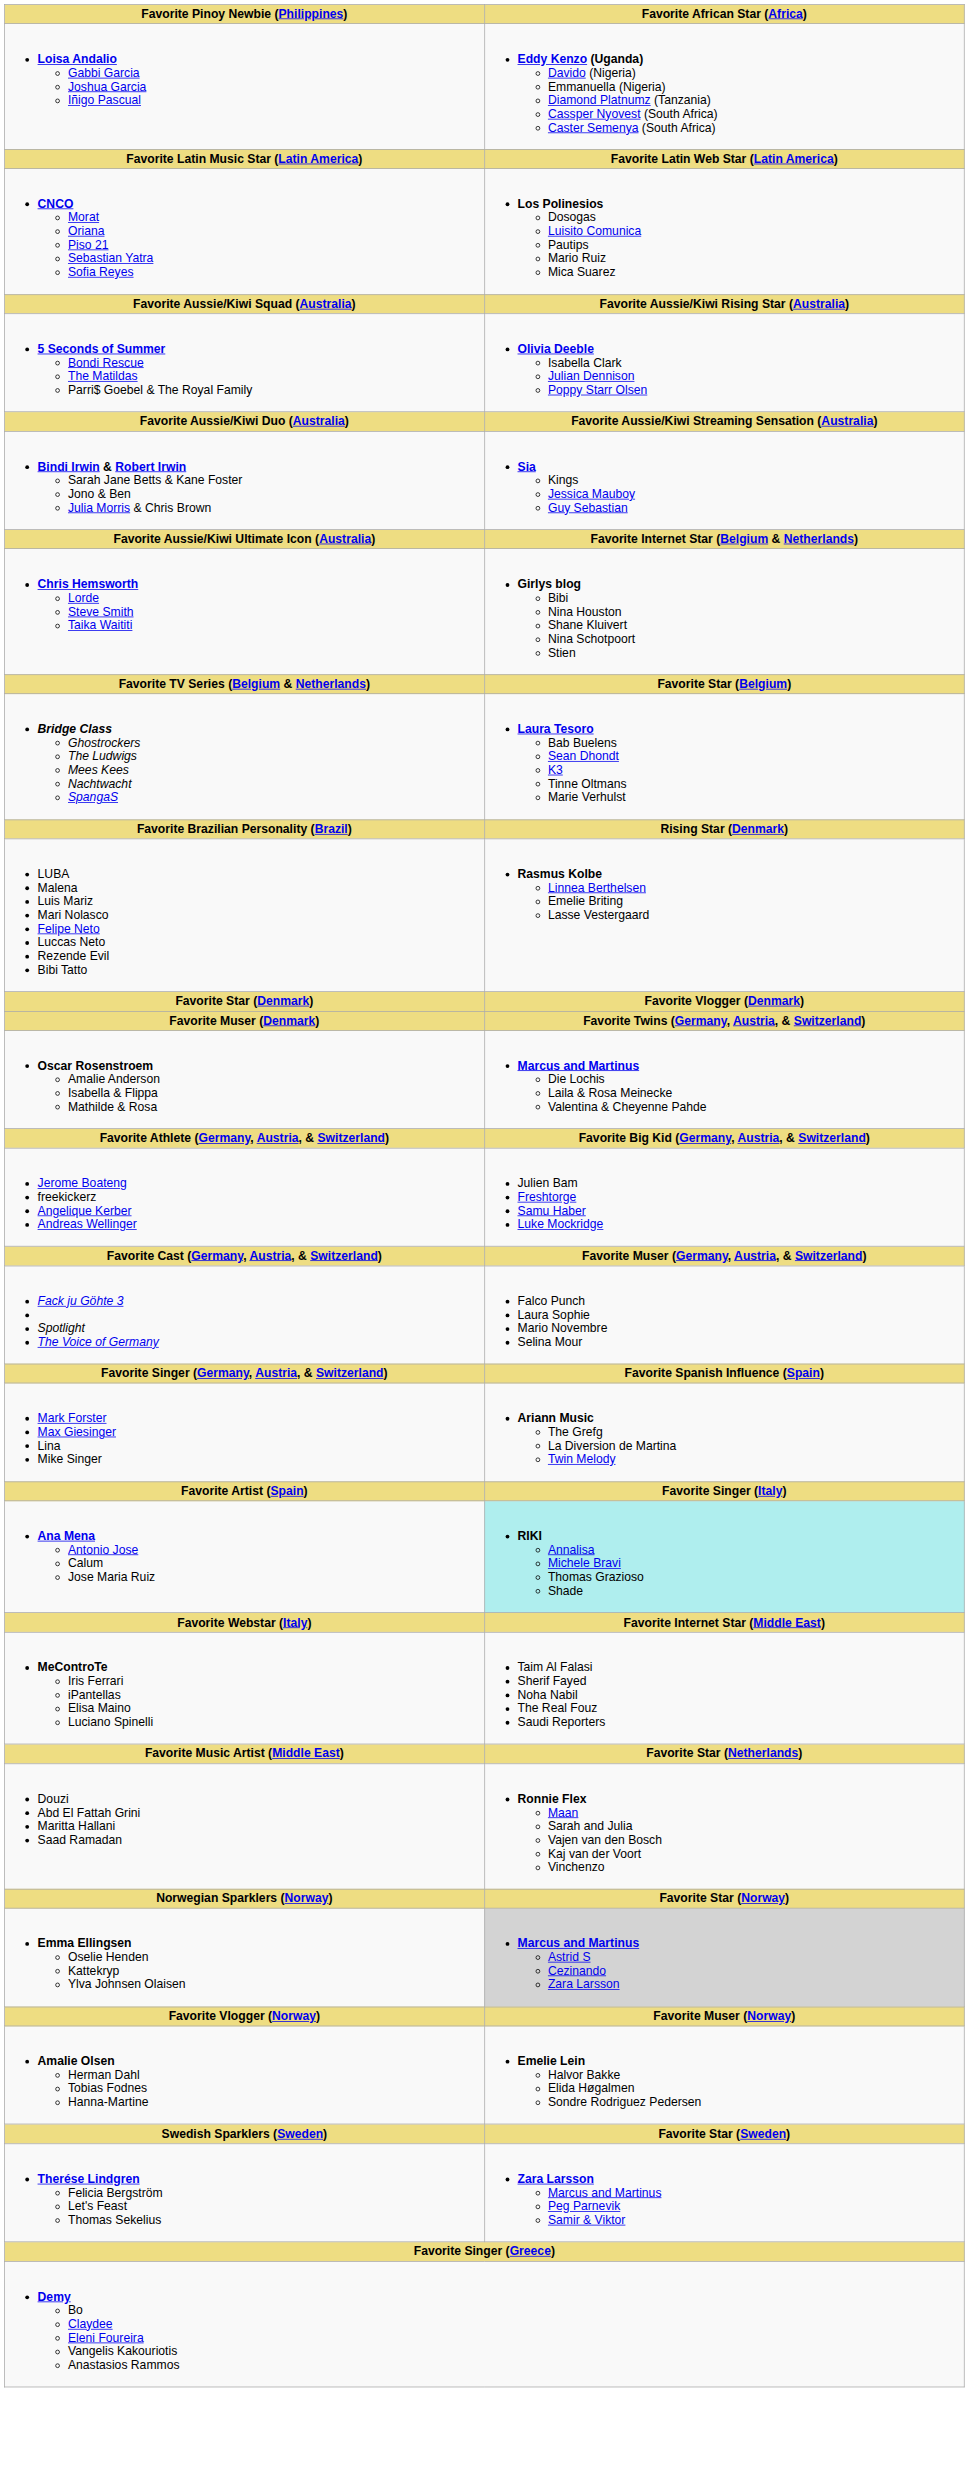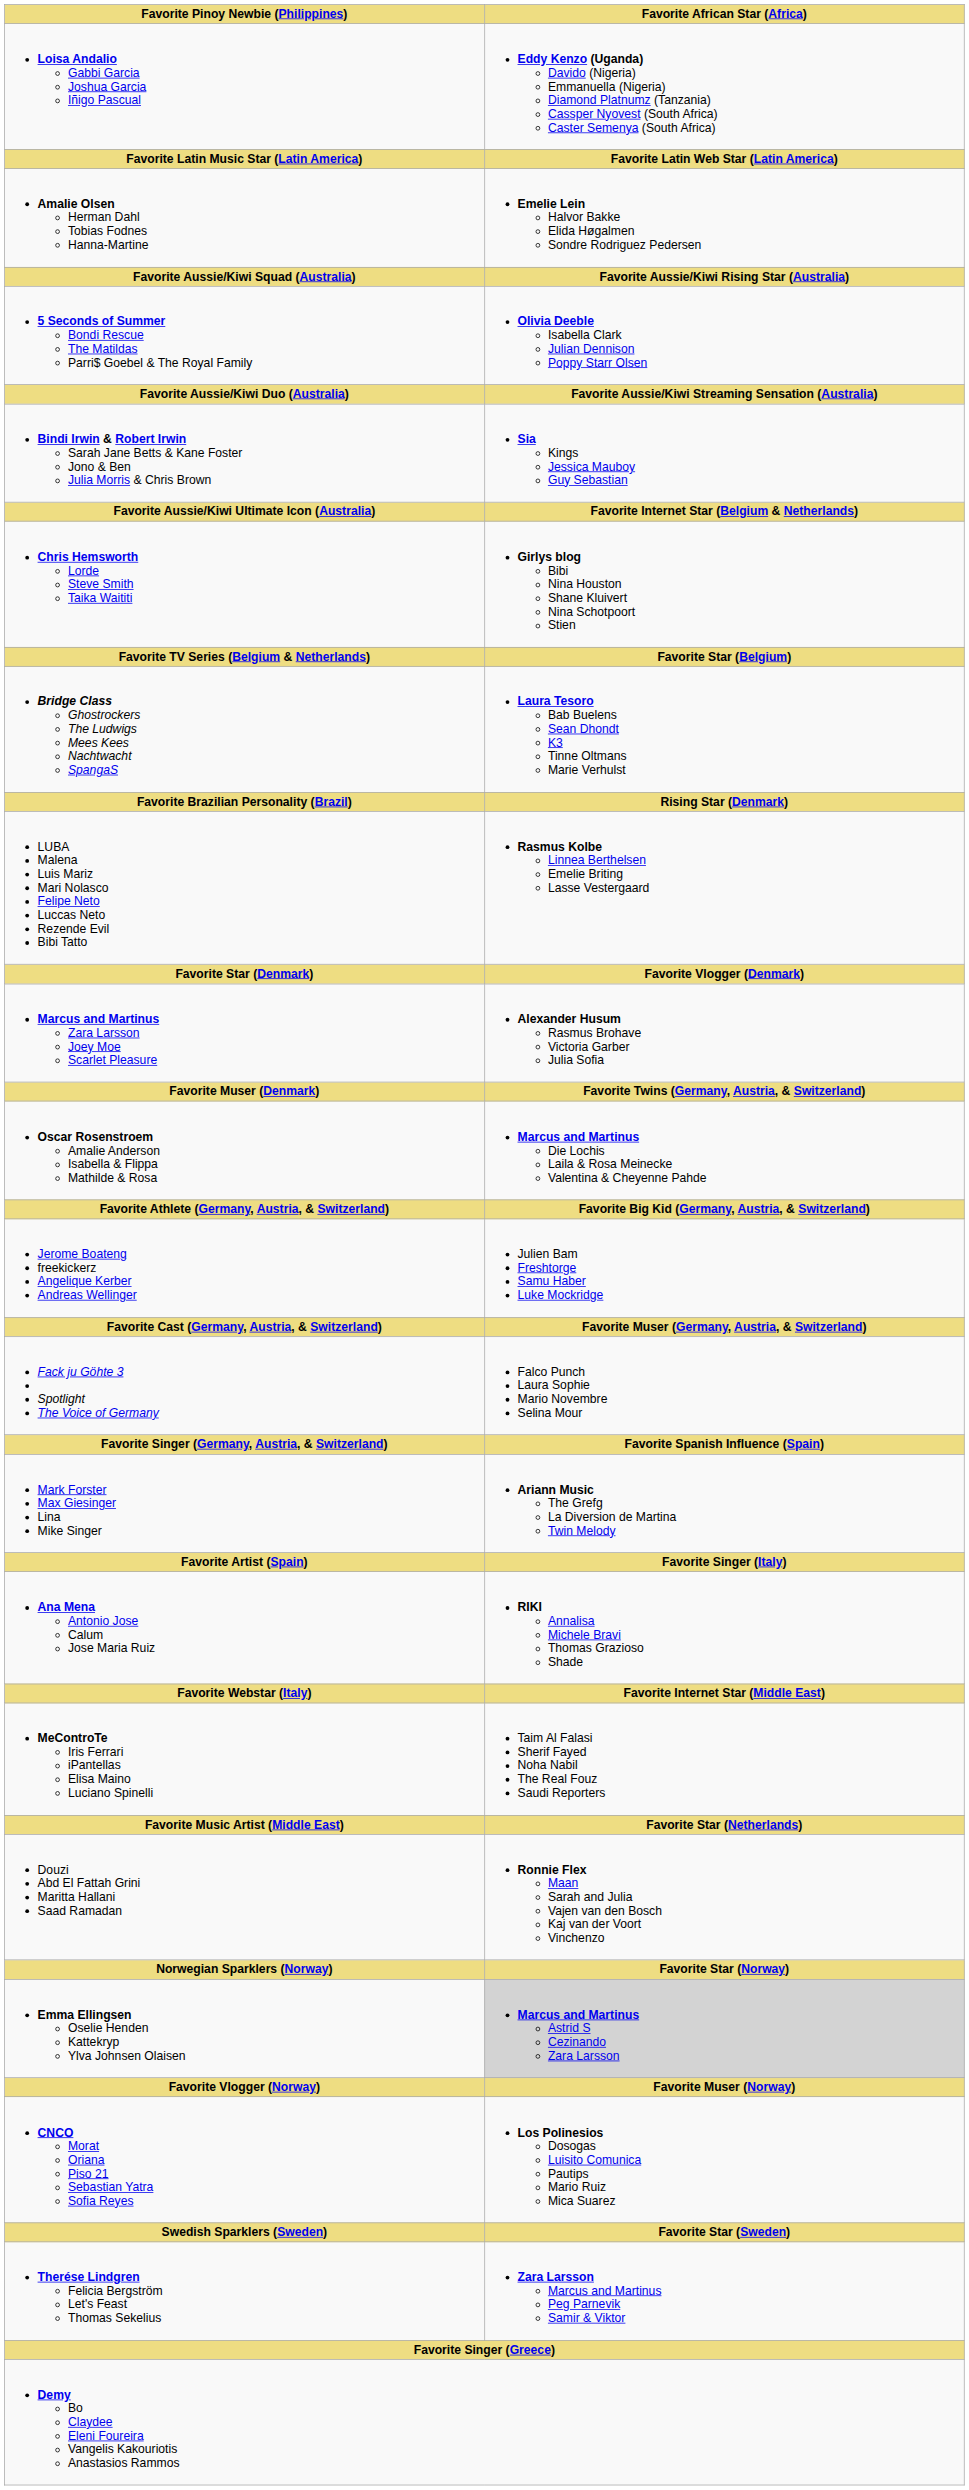rows swapped: (244, 238) <-> (244, 2082)
+ row: (244, 1040)
(724, 1564) paleturquoise background -> (724, 1635) no background
